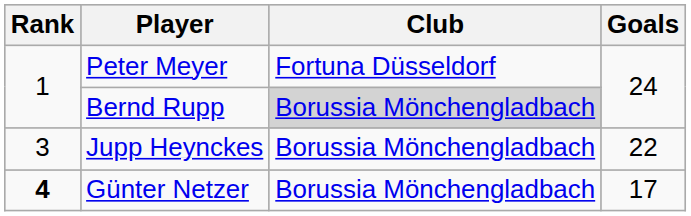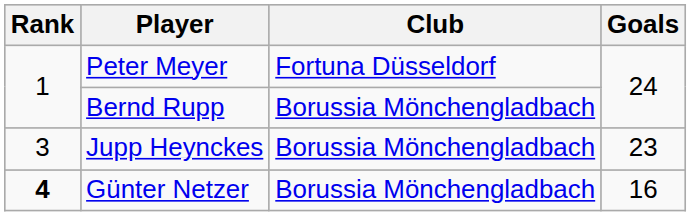(435, 107) lightgrey background -> (435, 107) no background
(643, 148) 22 -> (643, 148) 23
(643, 189) 17 -> (643, 189) 16
